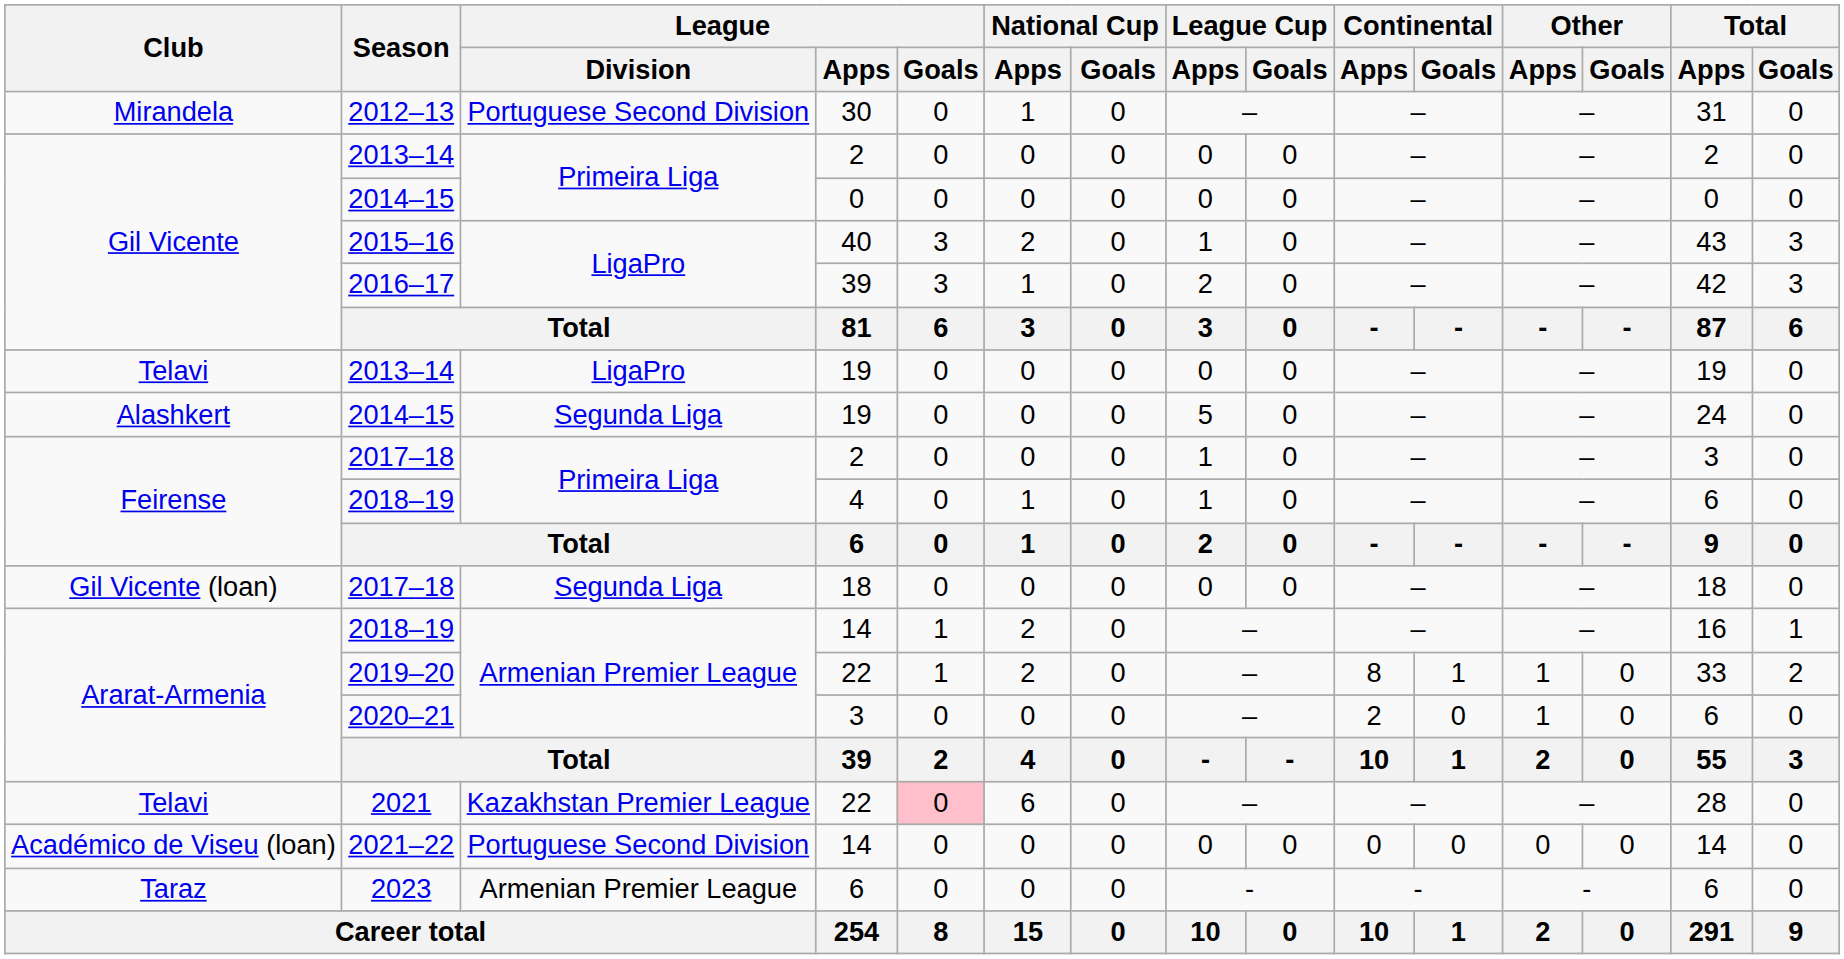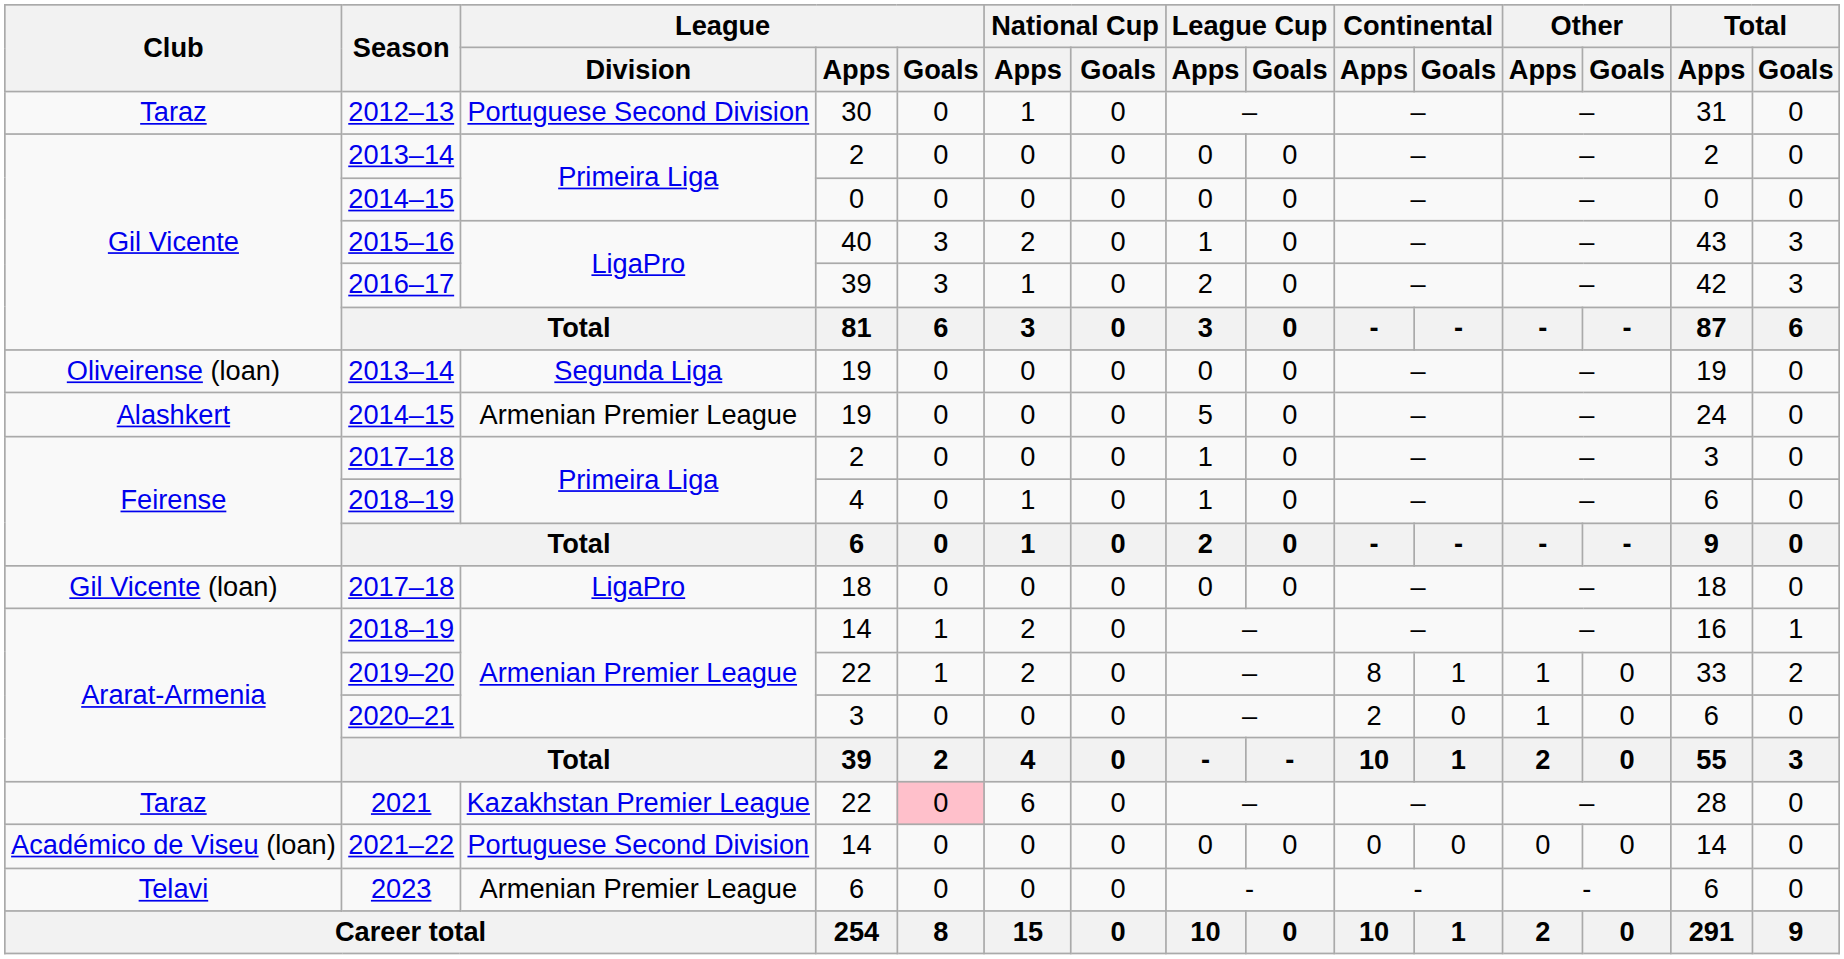(173, 112) Mirandela -> (173, 112) Taraz
(173, 371) Telavi -> (173, 371) Oliveirense (loan)
(638, 371) LigaPro -> (638, 371) Segunda Liga
(638, 414) Segunda Liga -> (638, 414) Armenian Premier League
(638, 586) Segunda Liga -> (638, 586) LigaPro
(173, 802) Telavi -> (173, 802) Taraz
(173, 888) Taraz -> (173, 888) Telavi
